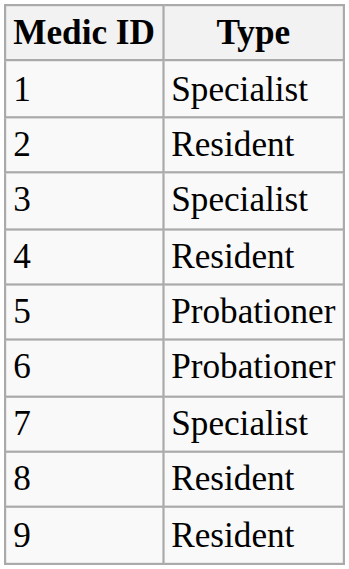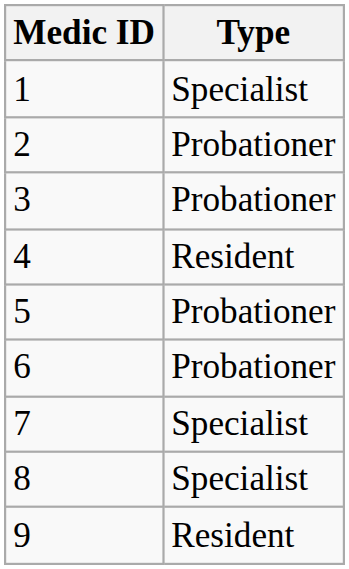(233, 144) Resident -> (253, 144) Probationer
(240, 199) Specialist -> (253, 199) Probationer
(233, 479) Resident -> (240, 479) Specialist
